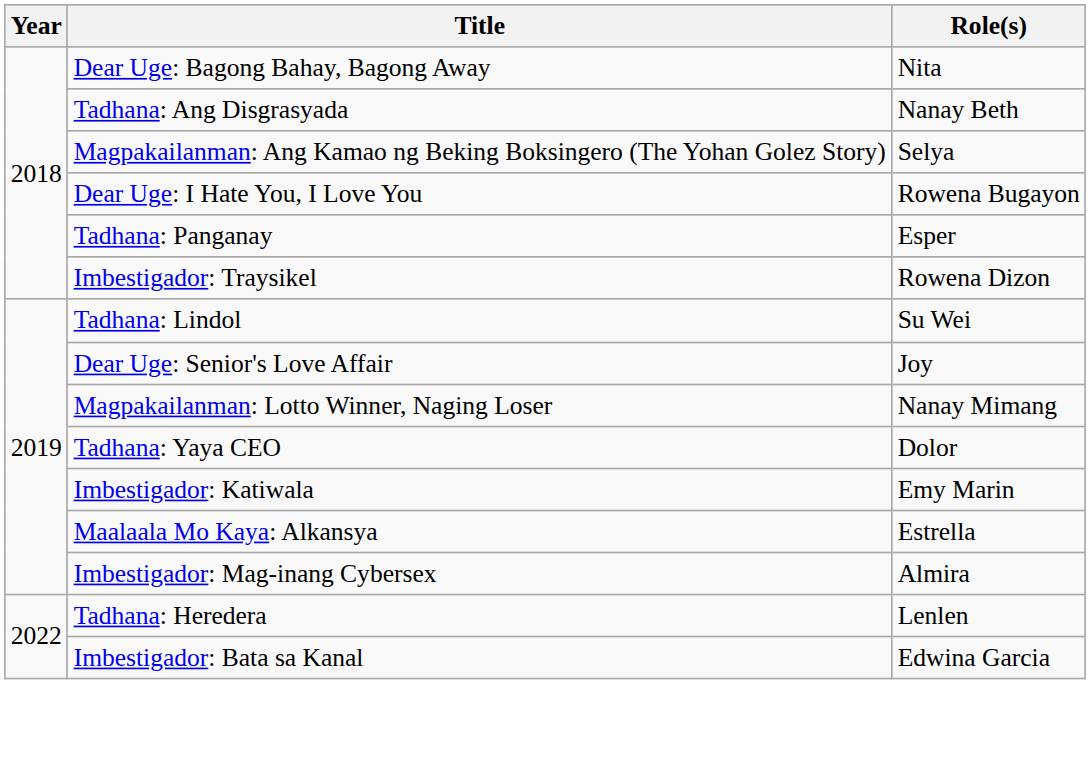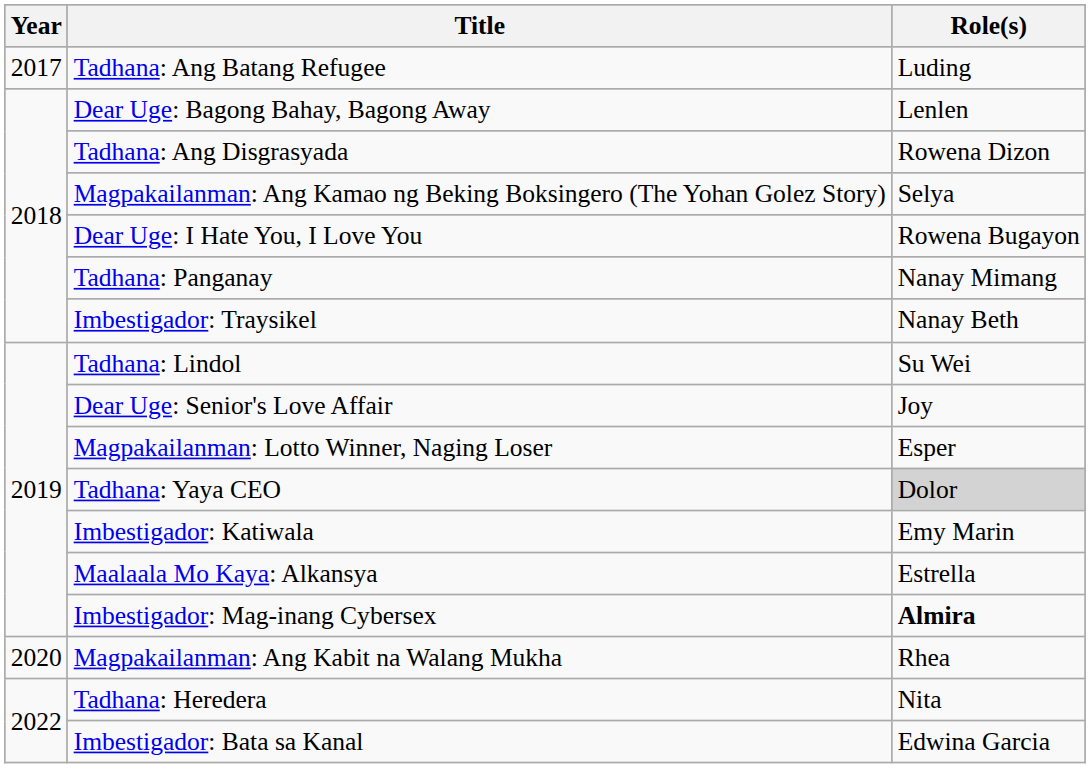+ row: (230, 67)
(920, 67) Nita -> (933, 109) Lenlen
(958, 109) Nanay Beth -> (974, 152) Rowena Dizon
(927, 236) Esper -> (977, 278) Nanay Mimang
(974, 278) Rowena Dizon -> (958, 320) Nanay Beth
(977, 404) Nanay Mimang -> (927, 446) Esper
(927, 446) no background -> (927, 488) lightgrey background
(934, 573) normal -> (937, 615) bold
+ row: (318, 657)
(933, 615) Lenlen -> (920, 699) Nita
